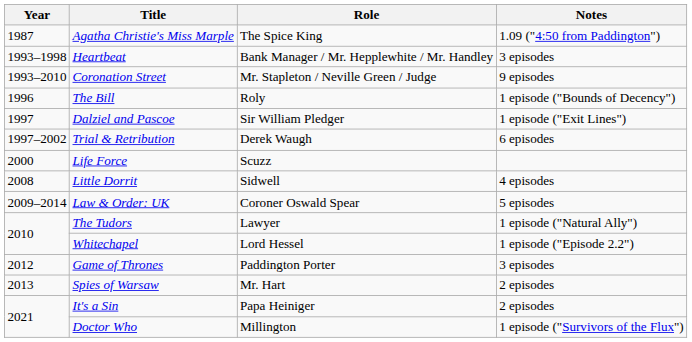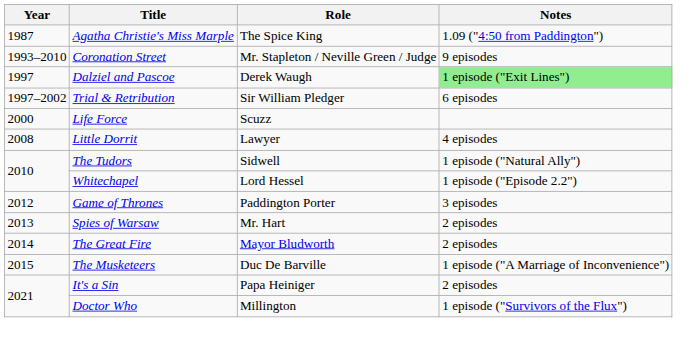- row: (99, 56)
- row: (93, 98)
(292, 118) Sir William Pledger -> (276, 77) Derek Waugh
(563, 118) no background -> (506, 77) lightgreen background
(276, 139) Derek Waugh -> (292, 98) Sir William Pledger
(260, 181) Sidwell -> (260, 139) Lawyer
- row: (121, 202)
(260, 222) Lawyer -> (260, 160) Sidwell
+ row: (112, 243)
+ row: (114, 264)
